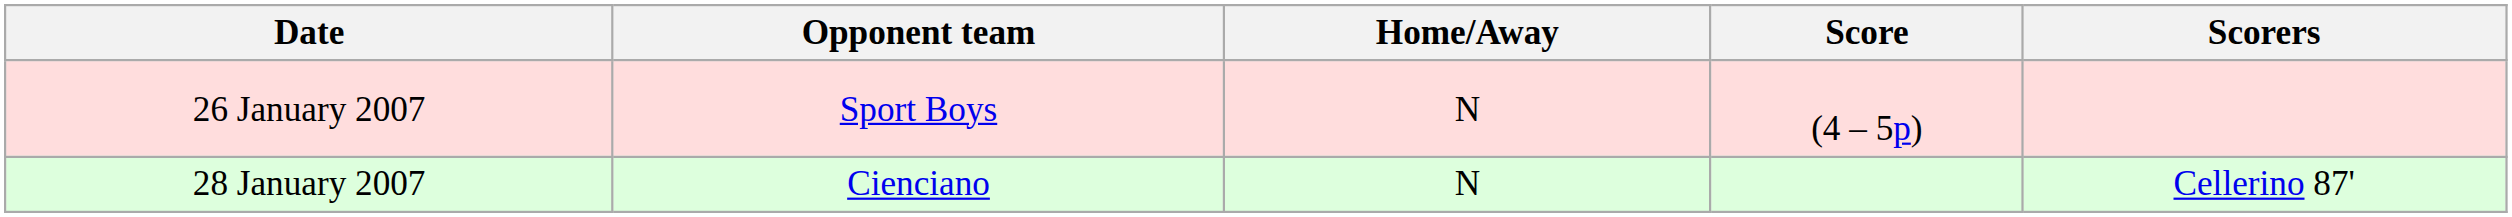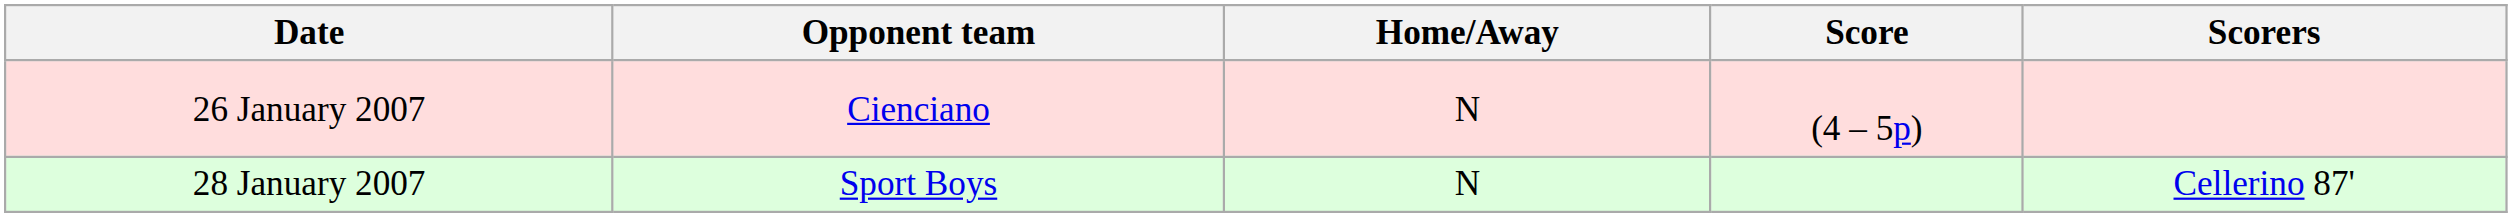(918, 108) Sport Boys -> (919, 108) Cienciano
(919, 183) Cienciano -> (918, 183) Sport Boys
